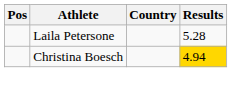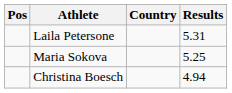(194, 35) 5.28 -> (194, 35) 5.31
+ row: (70, 56)
(194, 56) gold background -> (194, 77) no background
